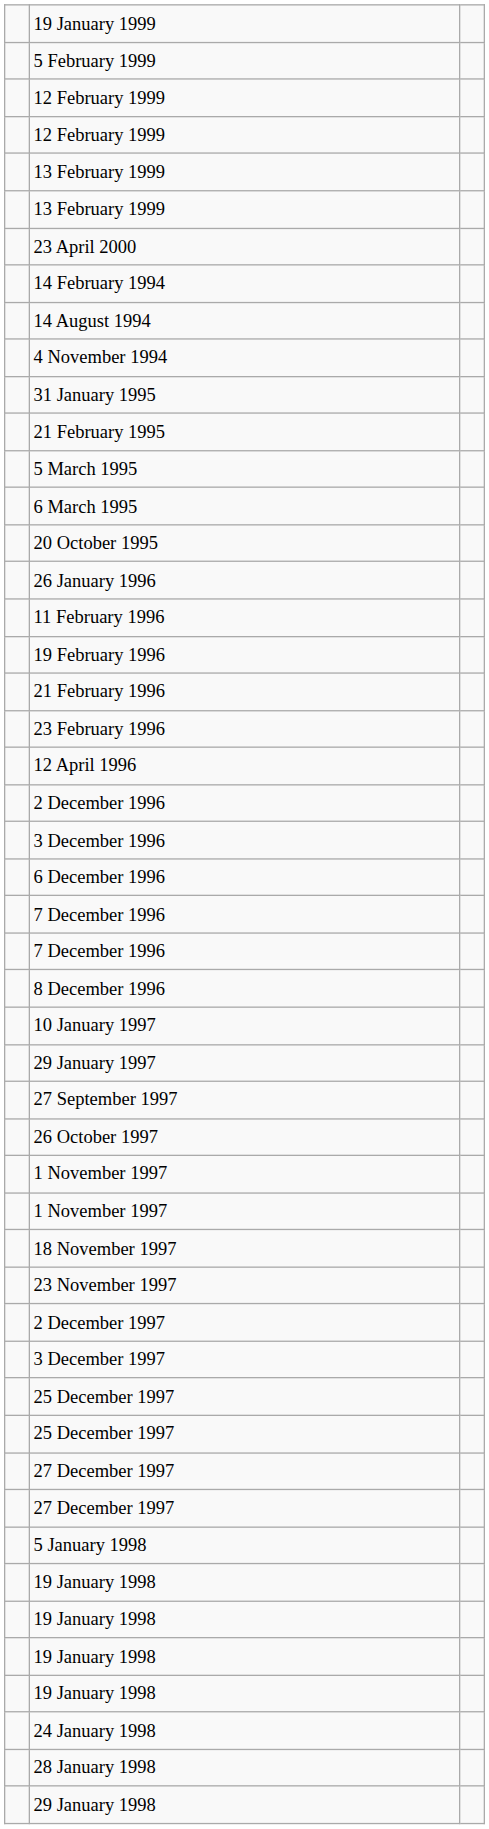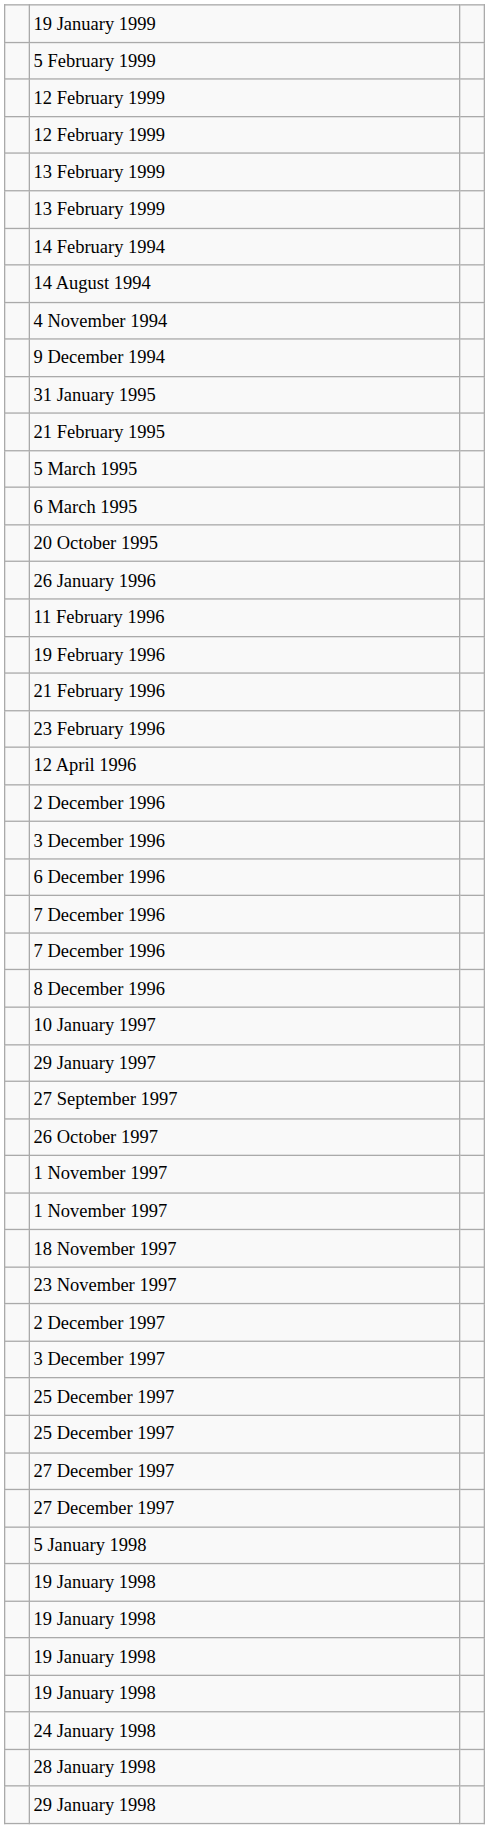- row: (17, 246)
+ row: (17, 358)
